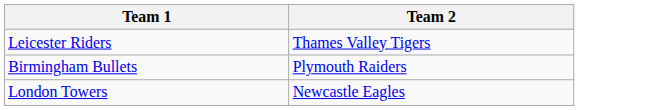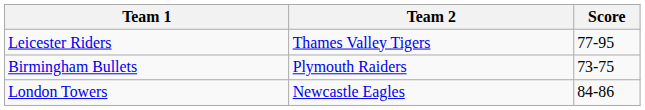+ column: (607, 17)
